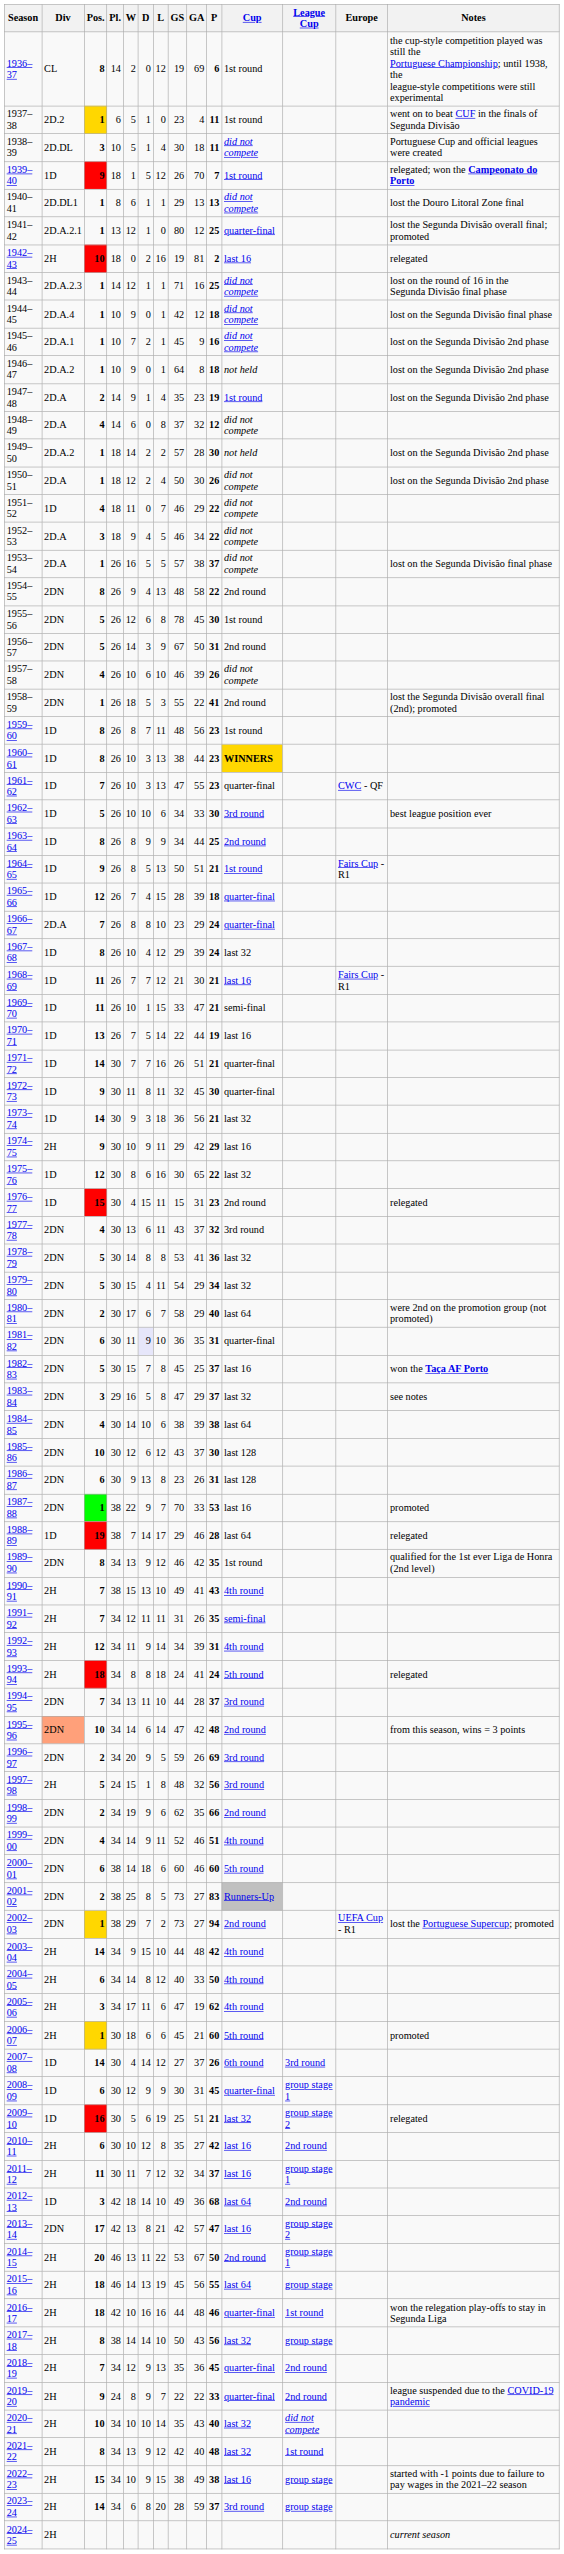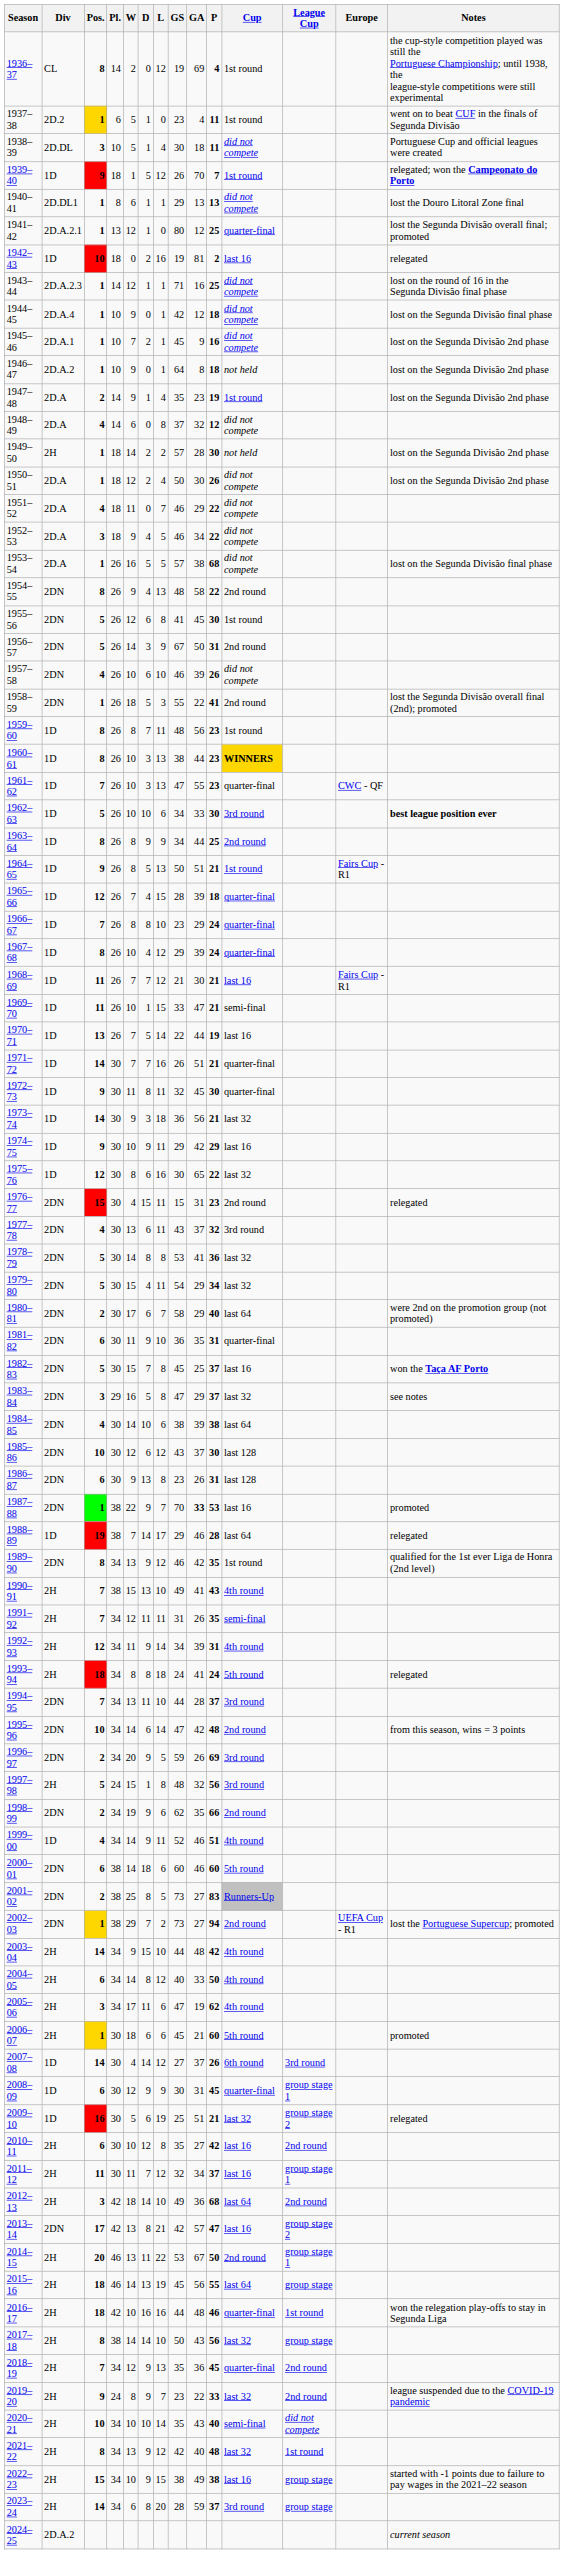(217, 69) 6 -> (217, 69) 4
(50, 258) 2H -> (50, 258) 1D
(59, 453) 2D.A.2 -> (50, 453) 2H
(50, 508) 1D -> (55, 508) 2D.A
(214, 564) 37 -> (214, 564) 68
(179, 619) 78 -> (179, 619) 41
(441, 813) normal -> (443, 813) bold
(55, 925) 2D.A -> (50, 925) 1D
(237, 952) last 32 -> (249, 952) quarter-final
(50, 1147) 2H -> (50, 1147) 1D
(50, 1202) 1D -> (54, 1202) 2DN
(148, 1341) lavender background -> (148, 1341) no background
(199, 1507) normal -> (199, 1507) bold
(54, 1730) lightsalmon background -> (54, 1730) no background
(54, 1841) 2DN -> (50, 1841) 1D
(50, 2201) 1D -> (50, 2201) 2H
(179, 2396) 22 -> (179, 2396) 23
(249, 2396) quarter-final -> (237, 2396) last 32
(237, 2424) last 32 -> (245, 2424) semi-final
(50, 2535) 2H -> (59, 2535) 2D.A.2
